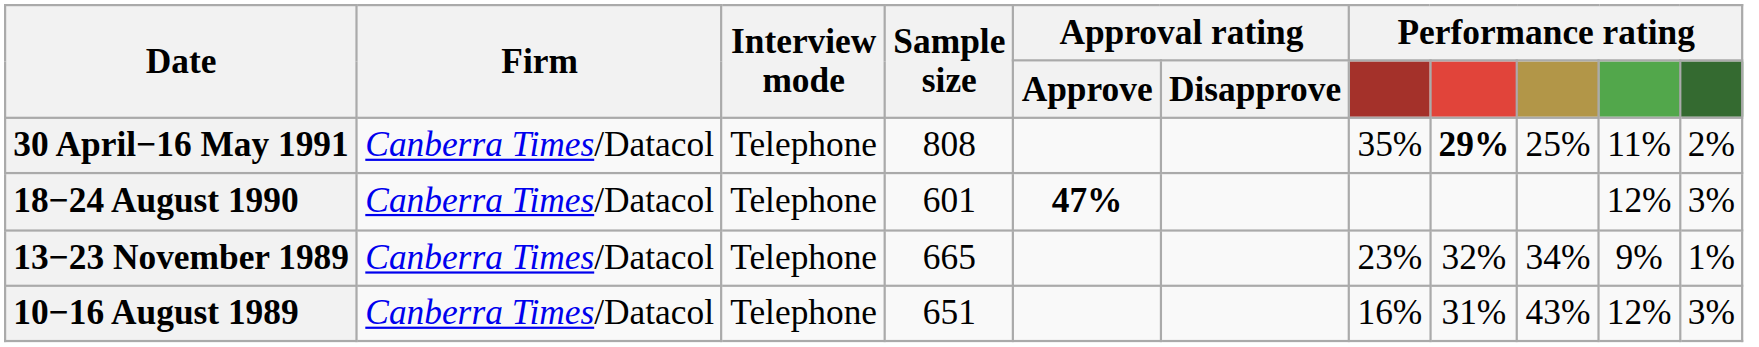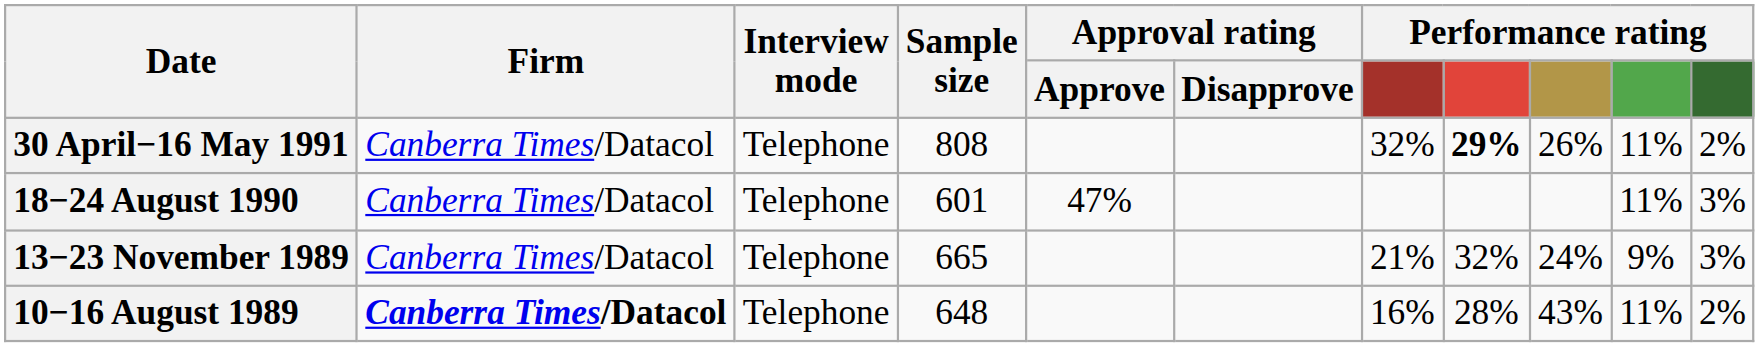(1390, 144) 35% -> (1402, 144) 32%
(1558, 144) 25% -> (1570, 144) 26%
(1087, 200) bold -> (1100, 200) normal
(1639, 200) 12% -> (1651, 200) 11%
(1390, 256) 23% -> (1402, 256) 21%
(1558, 256) 34% -> (1570, 256) 24%
(1711, 256) 1% -> (1722, 256) 3%
(540, 312) normal -> (546, 312) bold
(949, 312) 651 -> (962, 312) 648
(1474, 312) 31% -> (1486, 312) 28%
(1639, 312) 12% -> (1651, 312) 11%
(1711, 312) 3% -> (1722, 312) 2%
